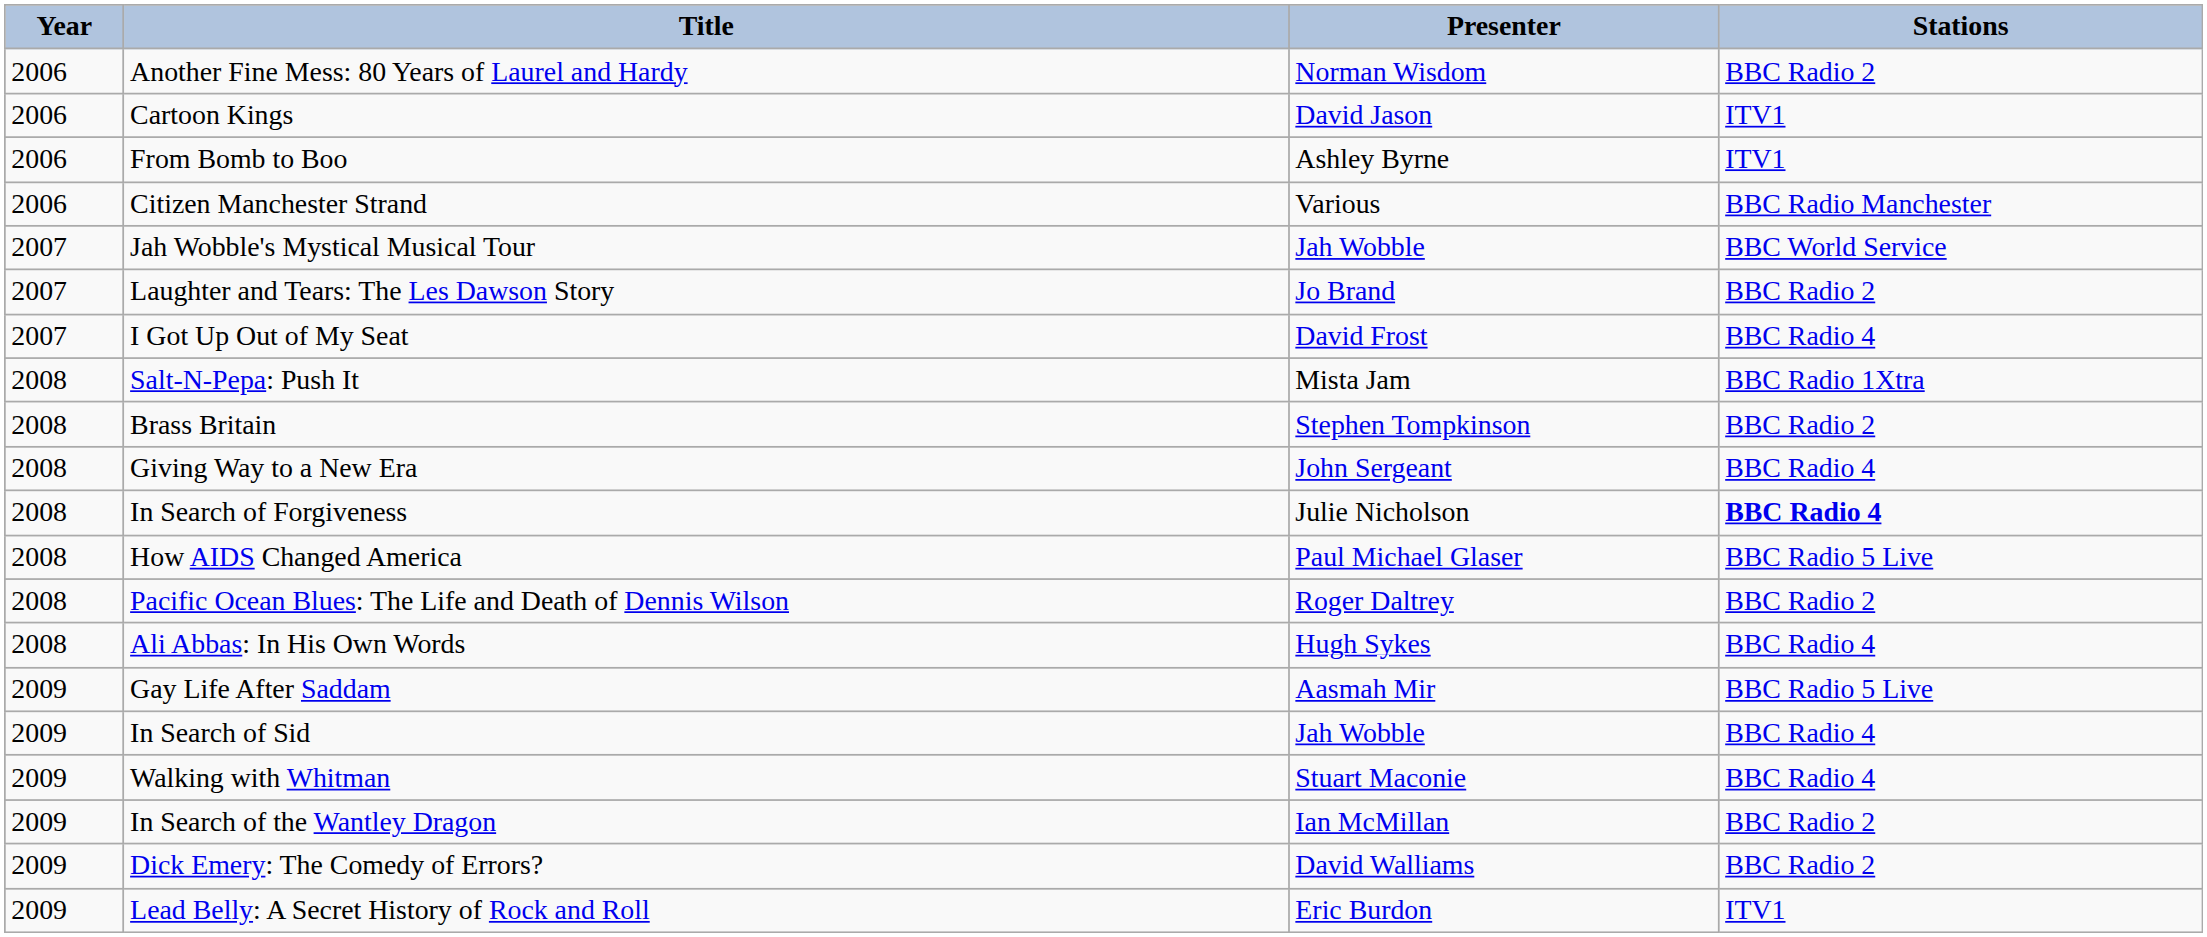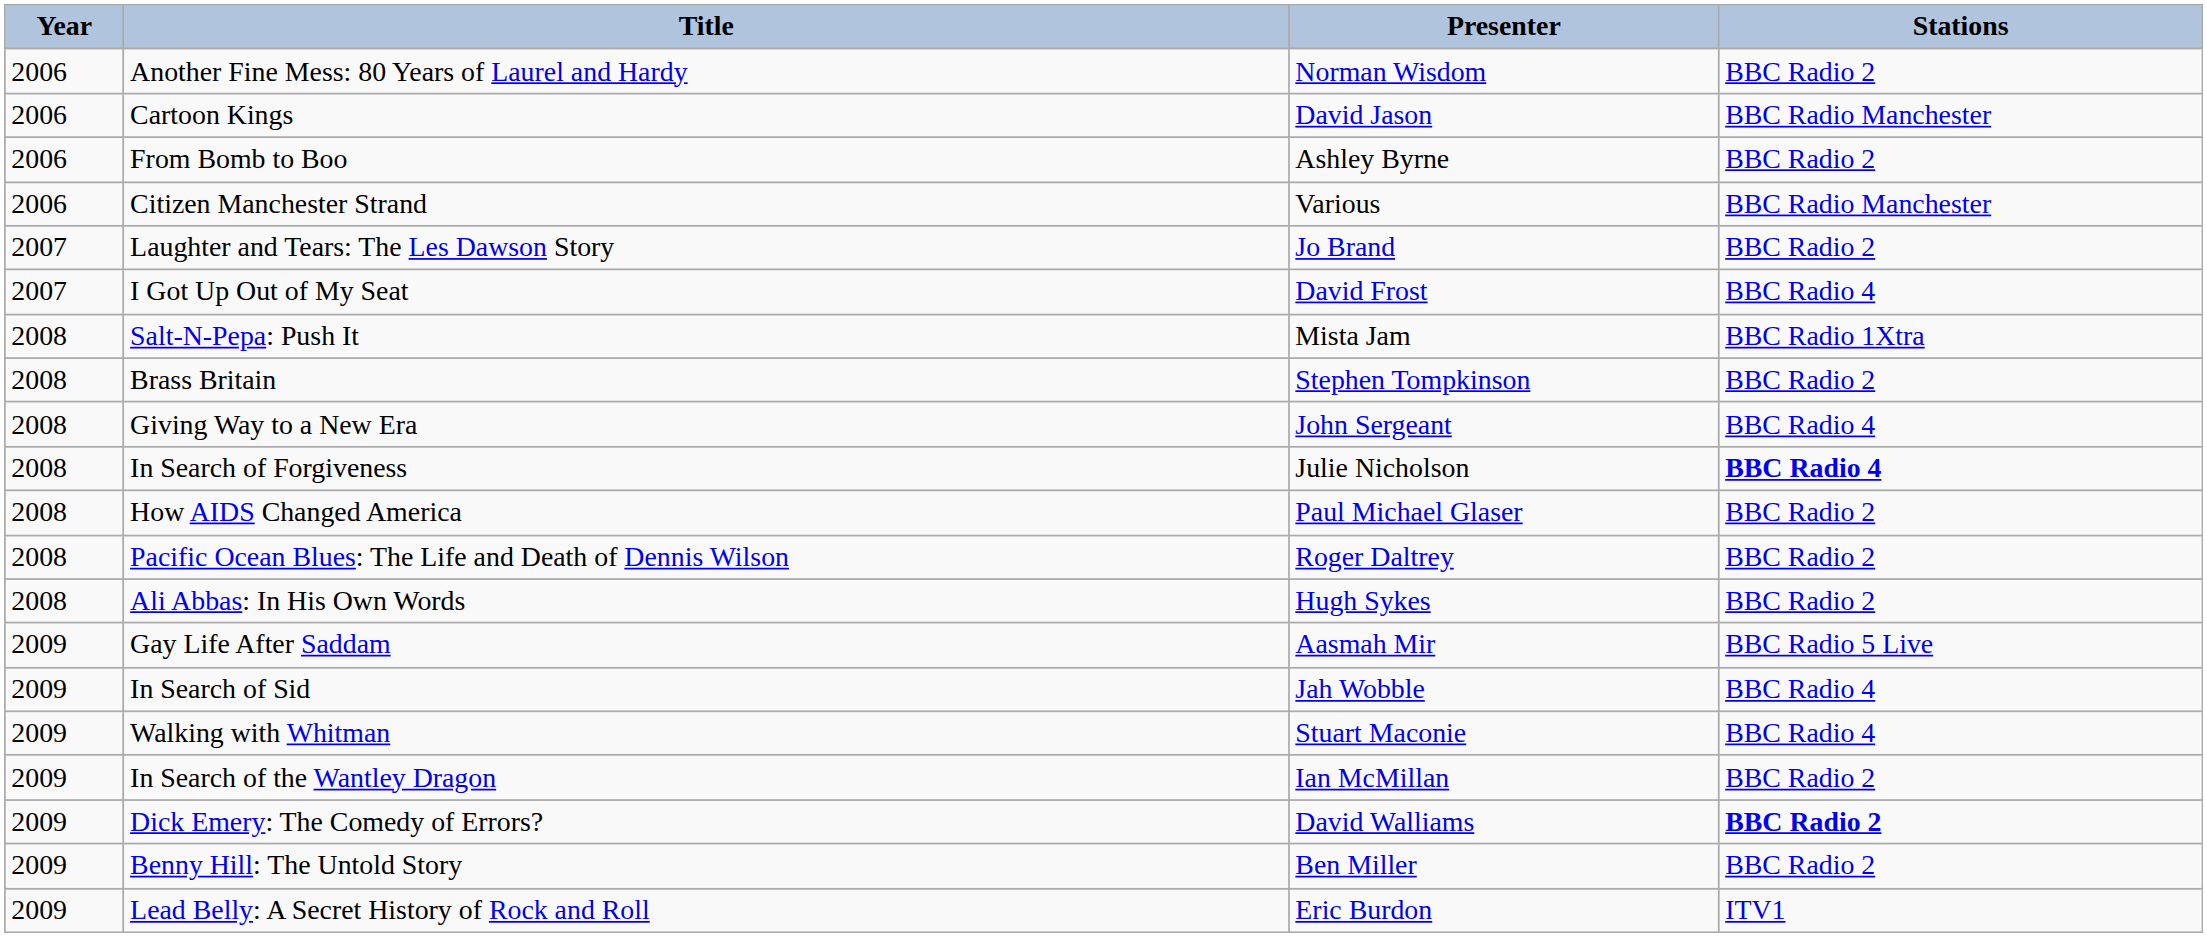(1755, 114) ITV1 -> (1858, 114) BBC Radio Manchester
(1755, 159) ITV1 -> (1800, 159) BBC Radio 2
- row: (333, 247)
(1829, 556) BBC Radio 5 Live -> (1800, 512) BBC Radio 2
(1800, 644) BBC Radio 4 -> (1800, 600) BBC Radio 2
(1800, 865) normal -> (1803, 821) bold
+ row: (296, 865)
